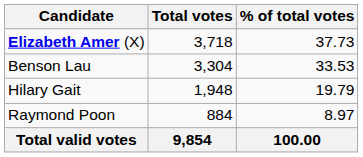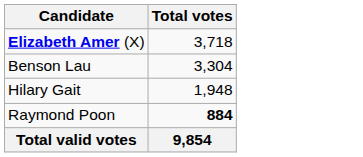- column: (297, 16)
(220, 115) normal -> (220, 115) bold
